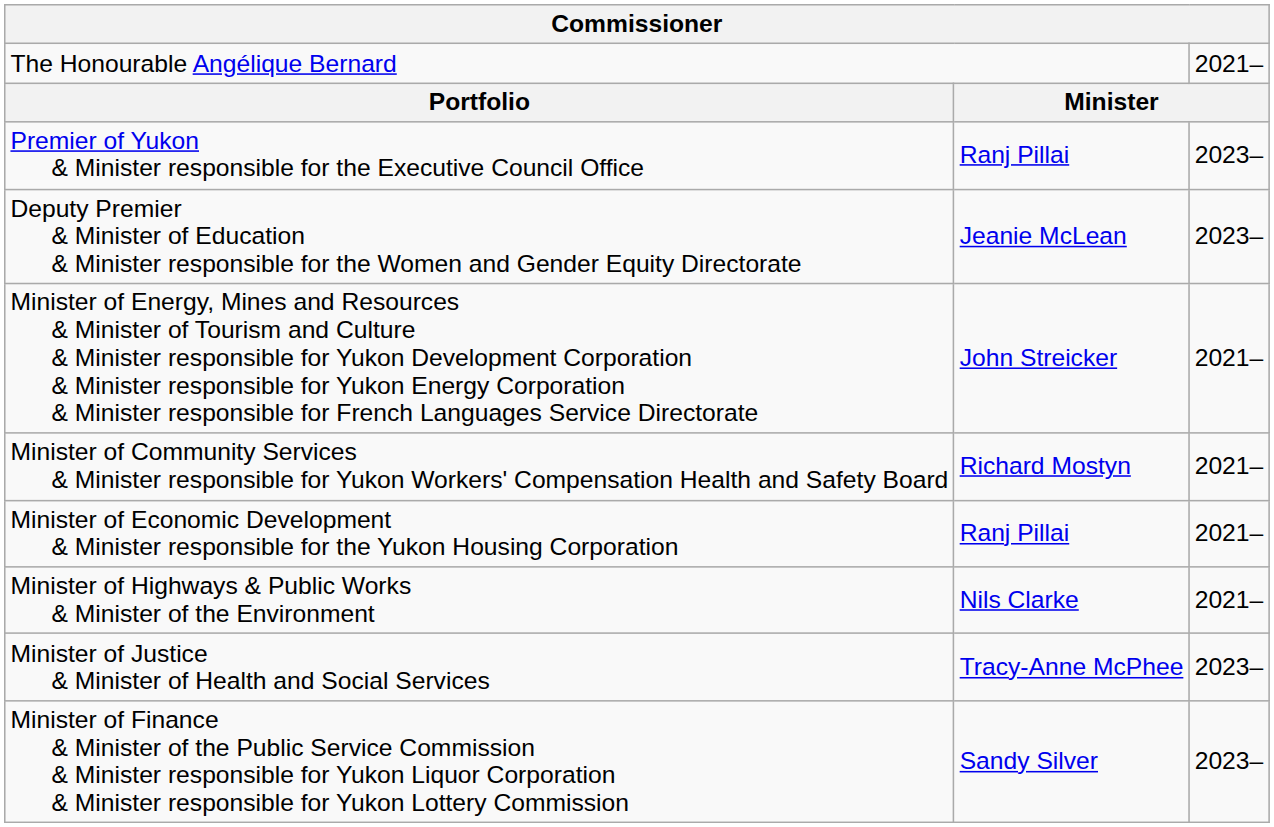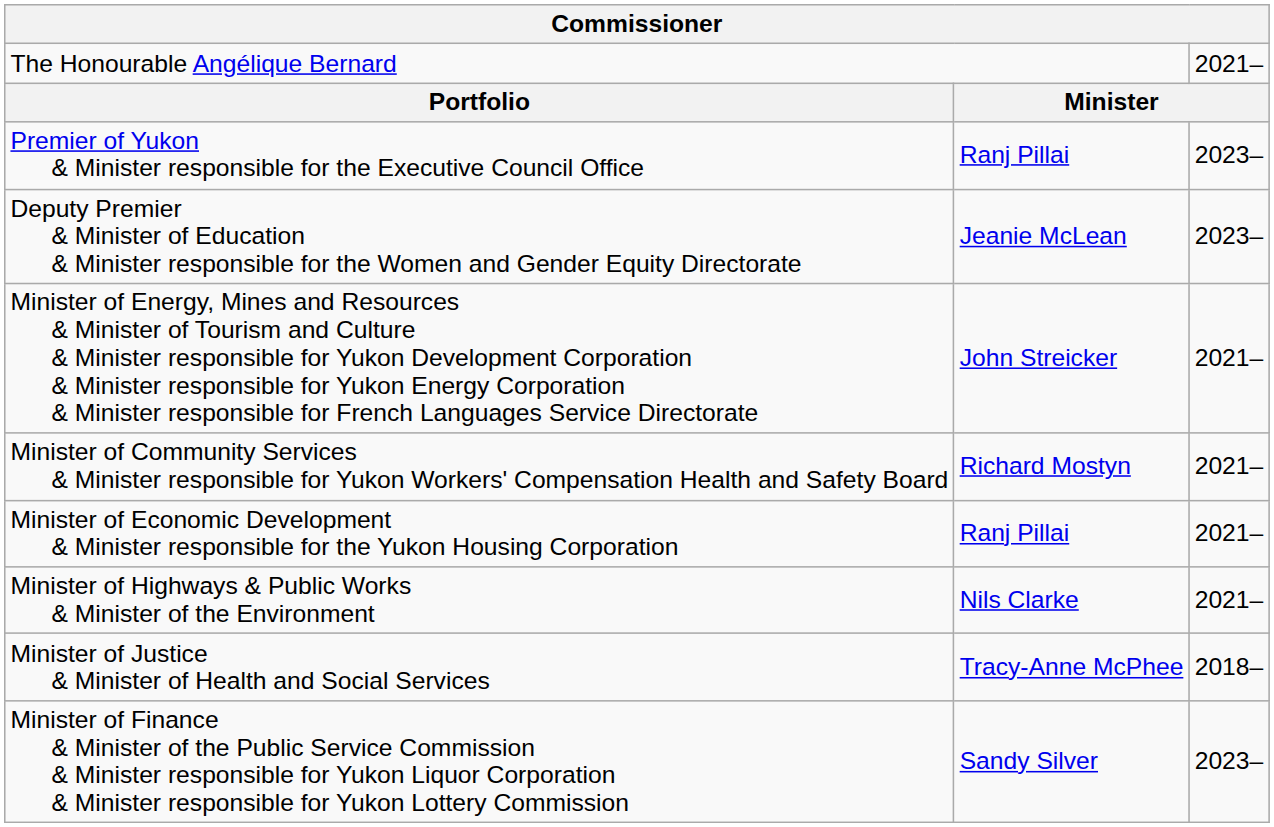(1229, 666) 2023– -> (1229, 666) 2018–
